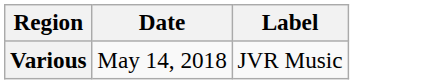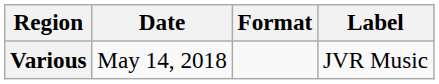+ column: (275, 22)
